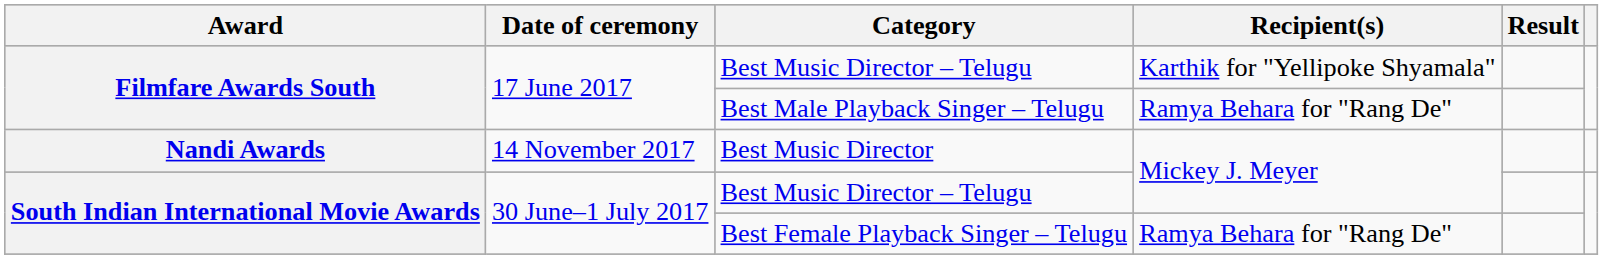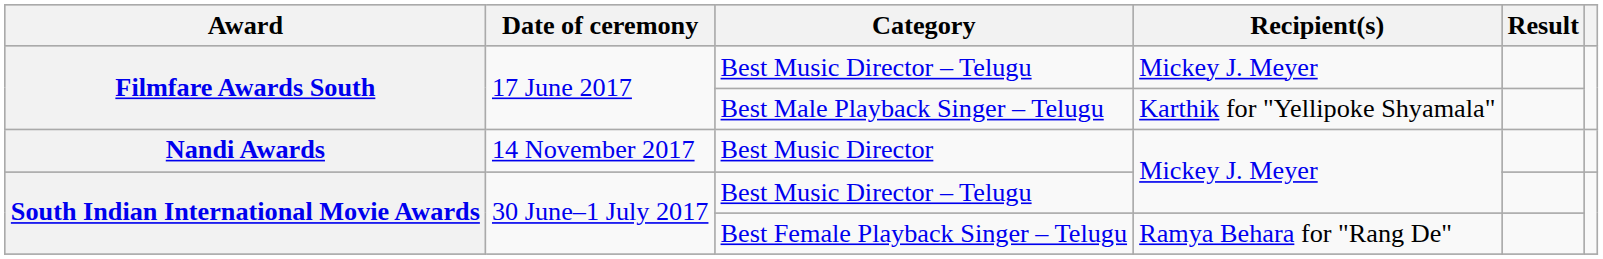(1317, 66) Karthik for "Yellipoke Shyamala" -> (1228, 66) Mickey J. Meyer
(1296, 108) Ramya Behara for "Rang De" -> (1317, 108) Karthik for "Yellipoke Shyamala"
